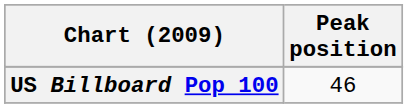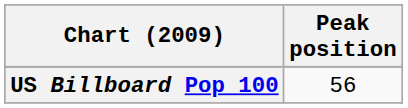(343, 85) 46 -> (343, 85) 56
